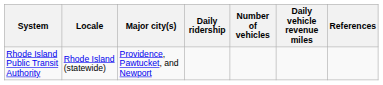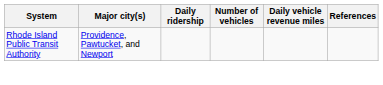- column: (90, 26)
